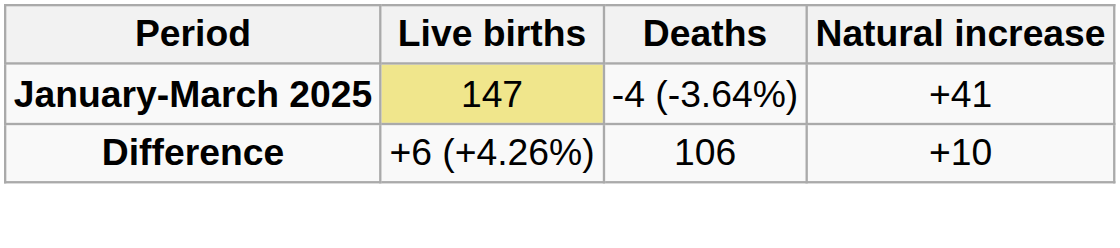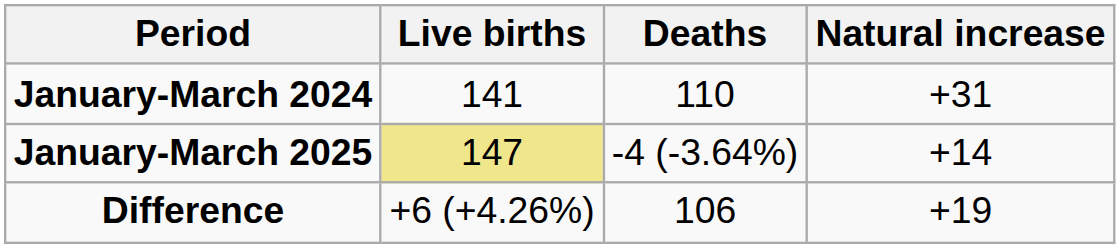+ row: (193, 93)
(961, 93) +41 -> (961, 152) +14
(961, 152) +10 -> (961, 211) +19
